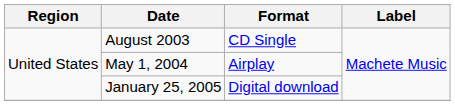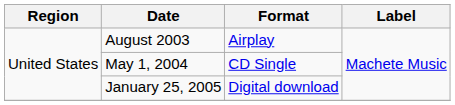(262, 40) CD Single -> (251, 40) Airplay
(251, 64) Airplay -> (262, 64) CD Single
